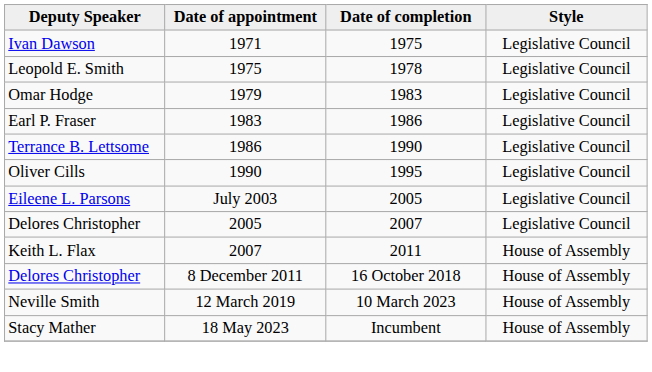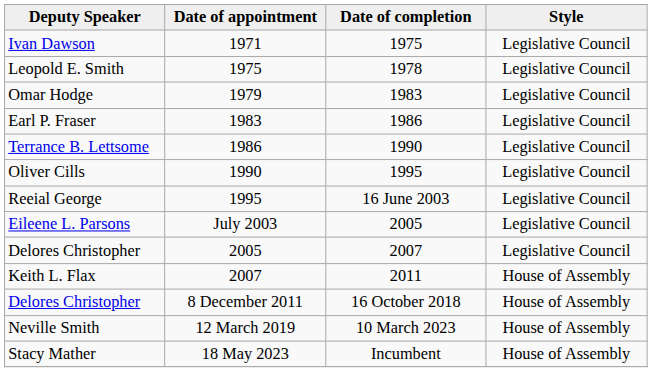+ row: (55, 198)
